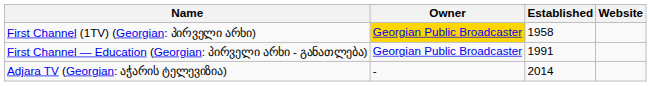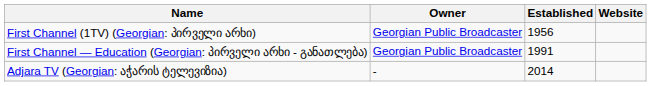(448, 32) gold background -> (448, 32) no background
(541, 32) 1958 -> (541, 32) 1956
